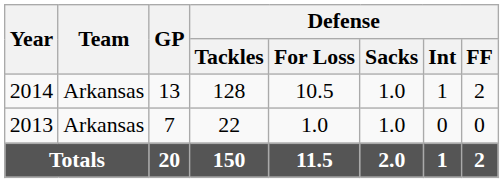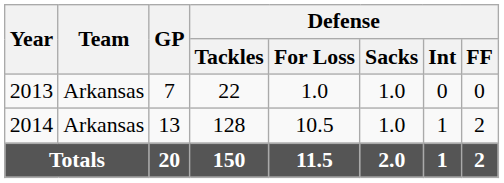rows swapped: (31, 125) <-> (31, 90)
